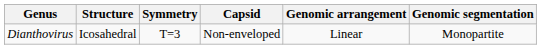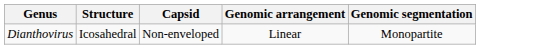- column: (170, 14)
